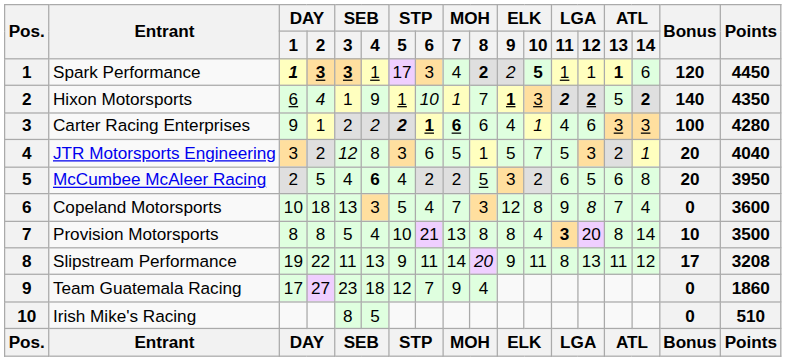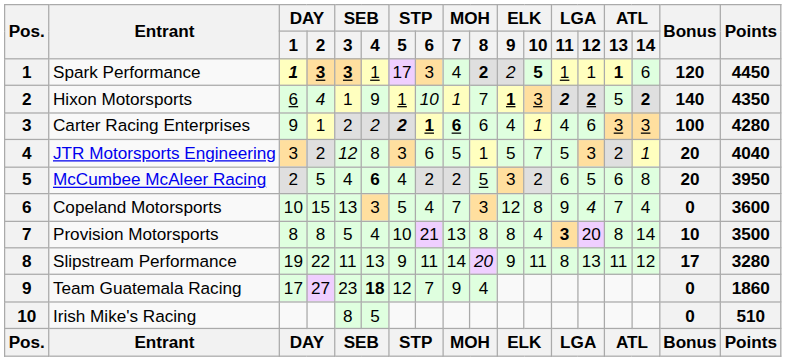(321, 207) 18 -> (321, 207) 15
(591, 207) 8 -> (591, 207) 4
(751, 261) 3208 -> (751, 261) 3280
(375, 288) normal -> (375, 288) bold
